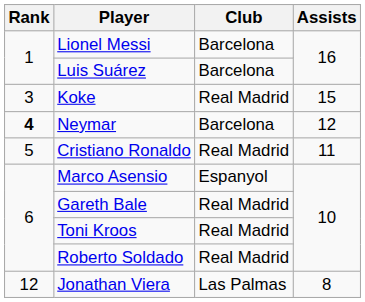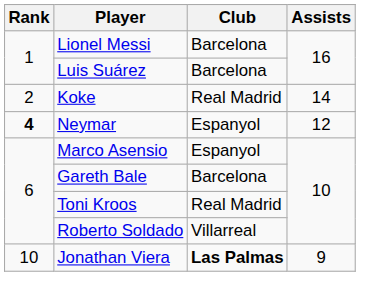(29, 97) 3 -> (29, 97) 2
(327, 97) 15 -> (321, 97) 14
(236, 124) Barcelona -> (226, 124) Espanyol
- row: (124, 151)
(244, 204) Real Madrid -> (229, 177) Barcelona
(244, 257) Real Madrid -> (224, 230) Villarreal
(29, 284) 12 -> (29, 257) 10
(242, 284) normal -> (237, 257) bold
(327, 284) 8 -> (321, 257) 9
